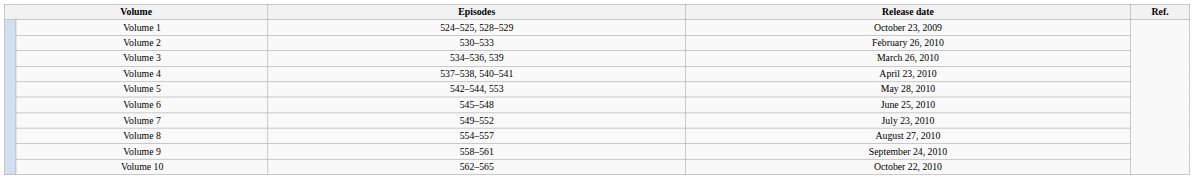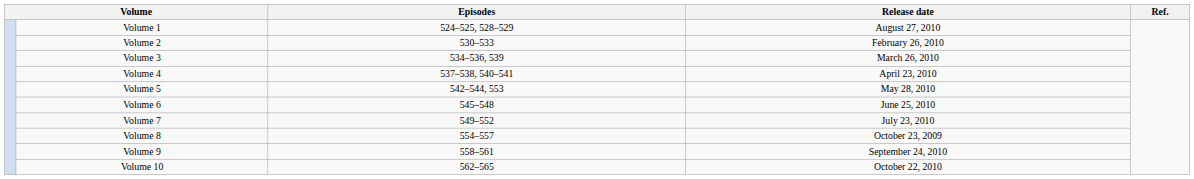(908, 27) October 23, 2009 -> (908, 27) August 27, 2010
(908, 136) August 27, 2010 -> (908, 136) October 23, 2009
